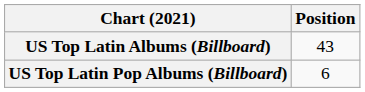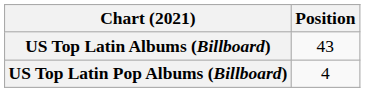(325, 73) 6 -> (325, 73) 4
